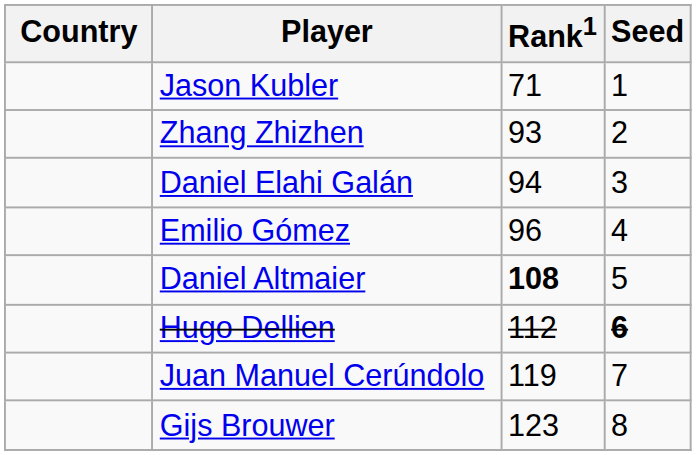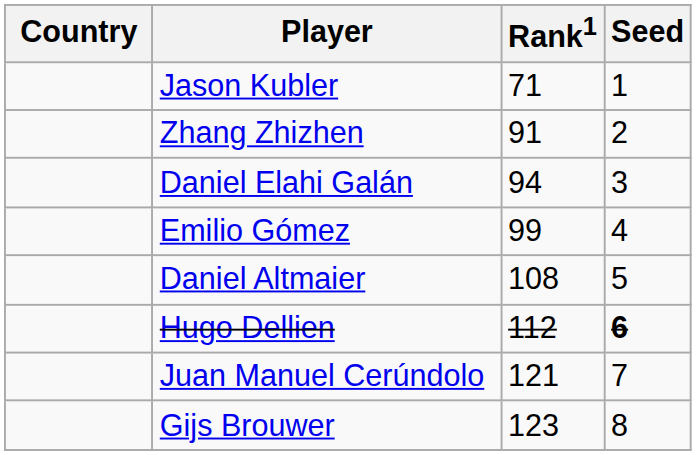(525, 133) 93 -> (525, 133) 91
(525, 230) 96 -> (525, 230) 99
(534, 279) bold -> (534, 279) normal
(532, 376) 119 -> (534, 376) 121
